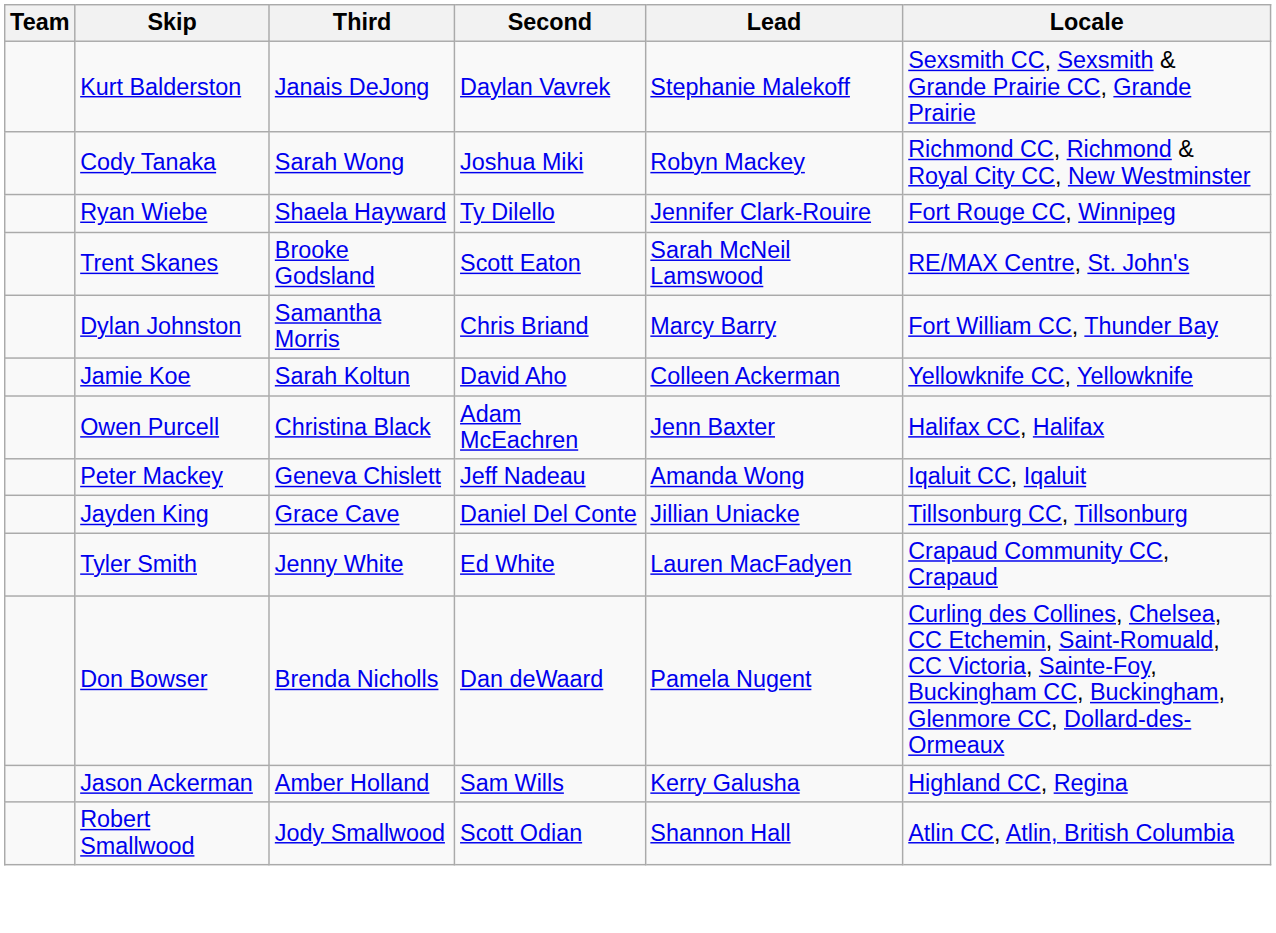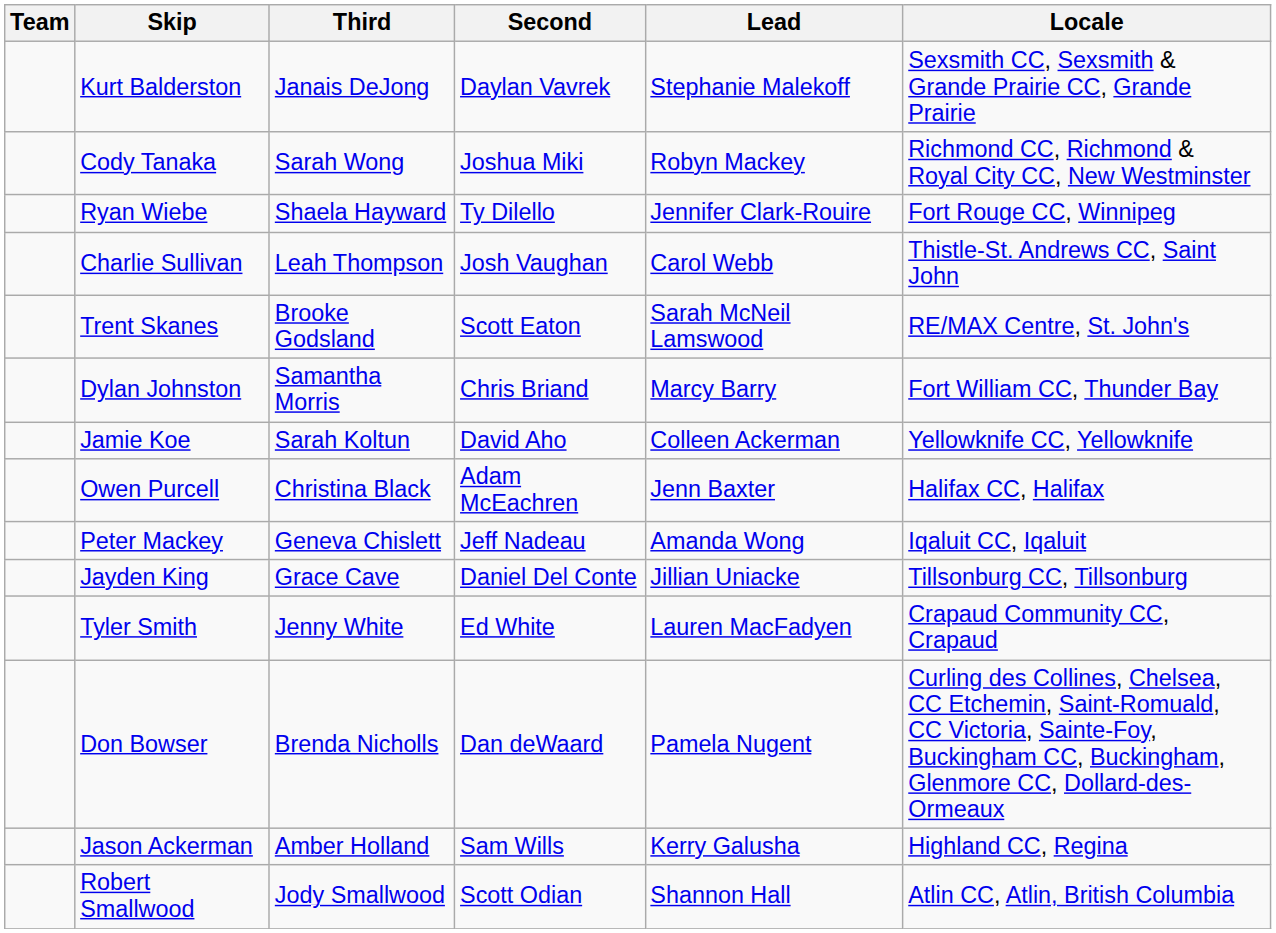+ row: (161, 263)
